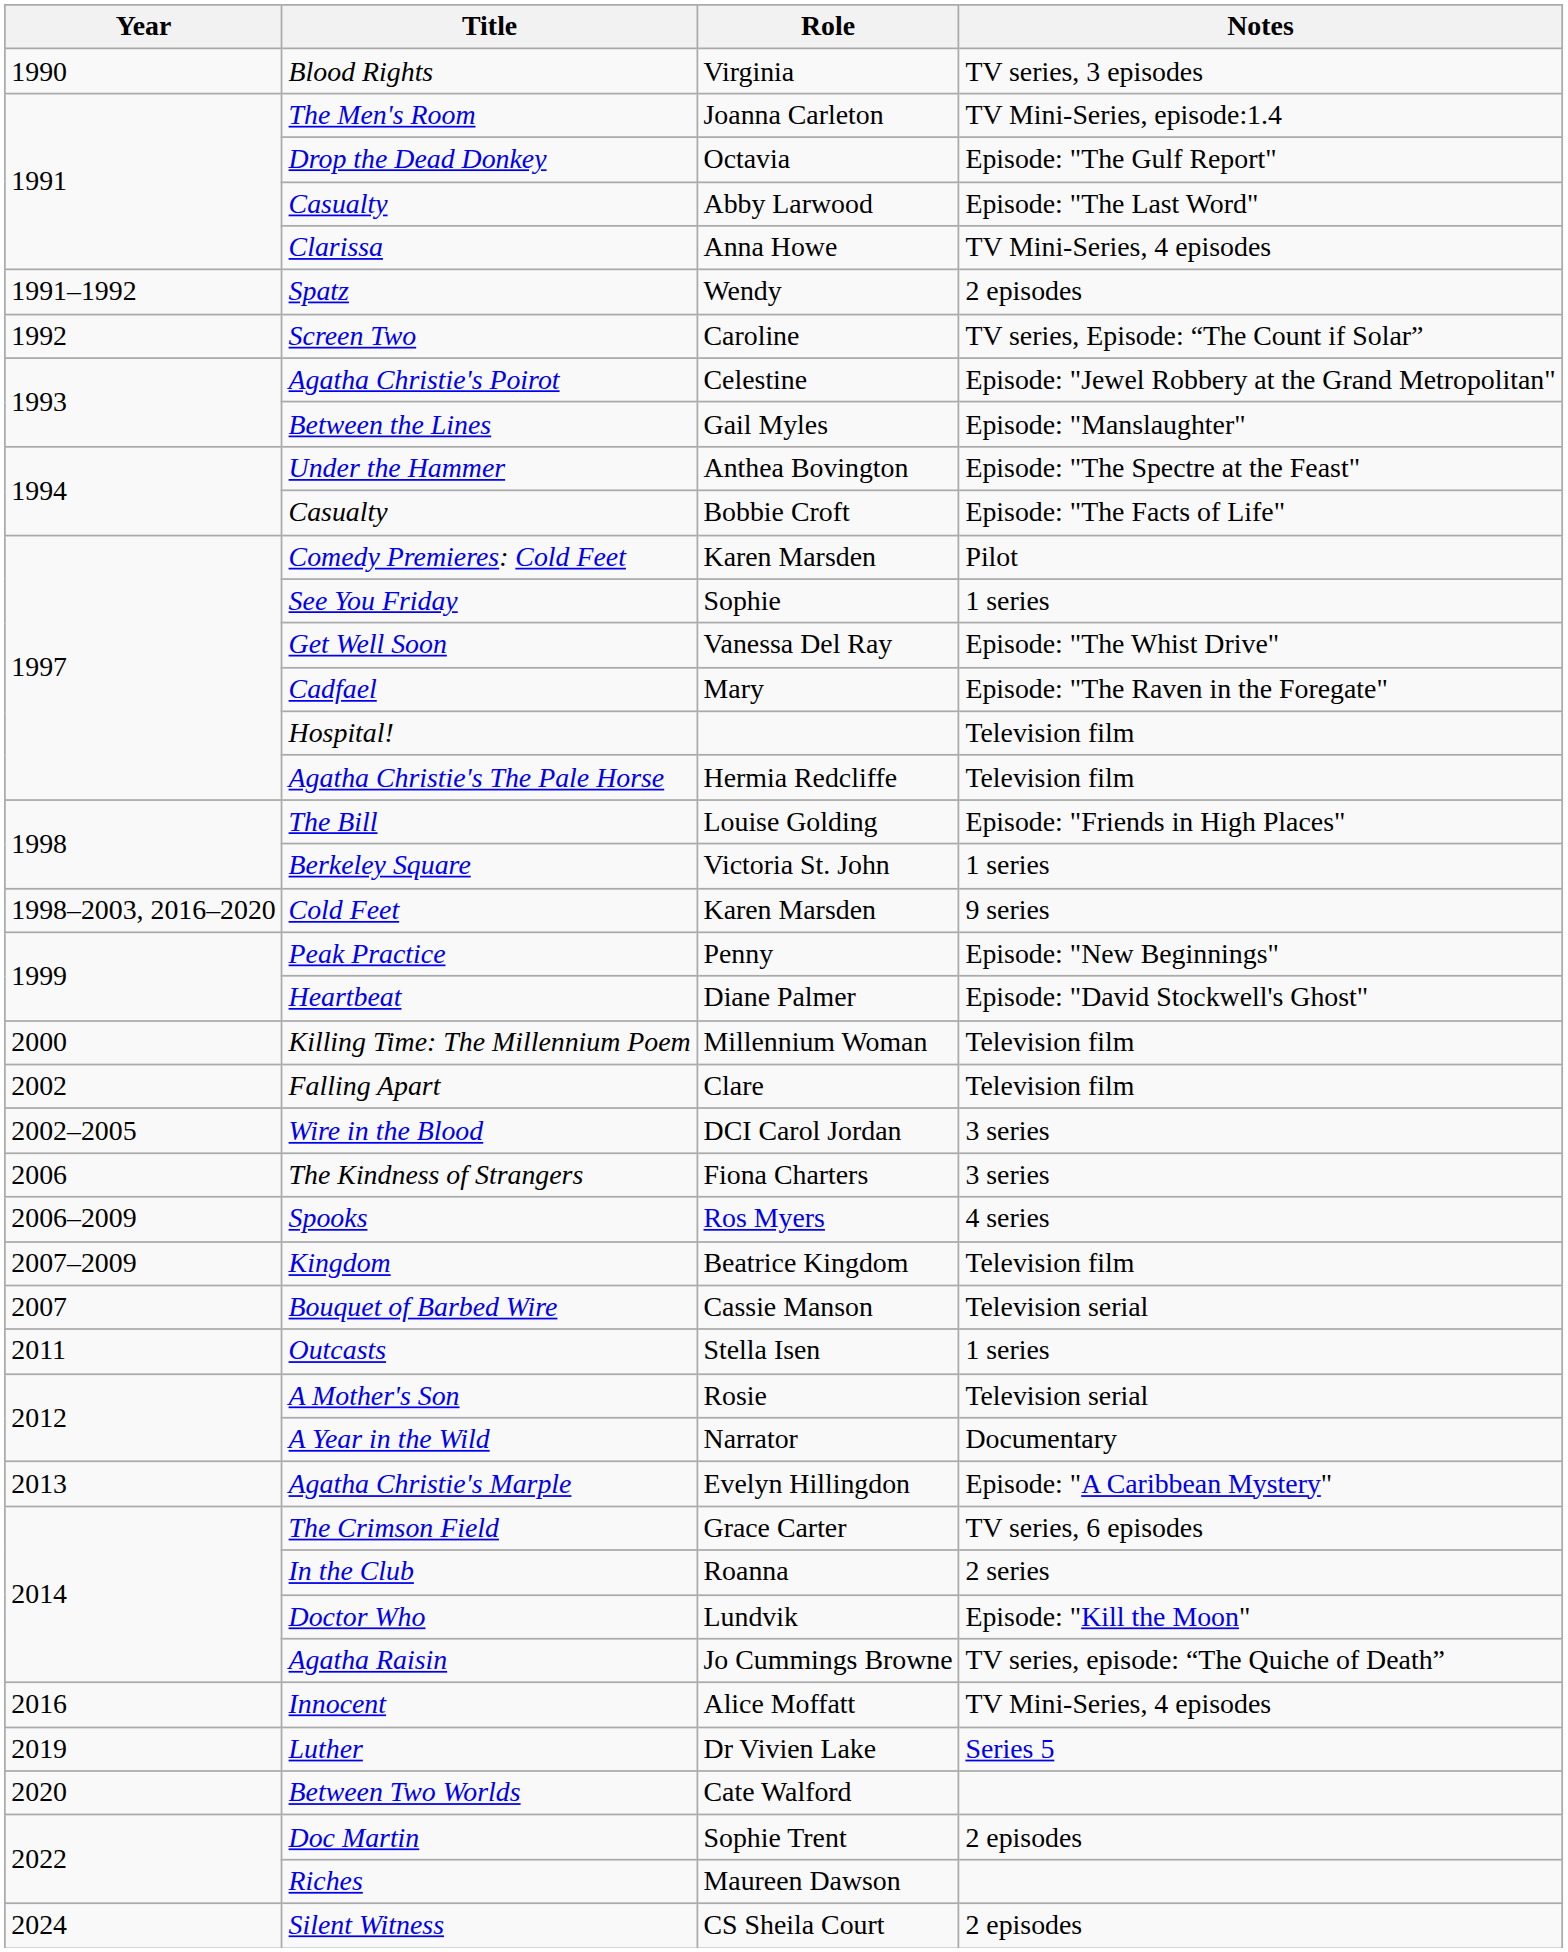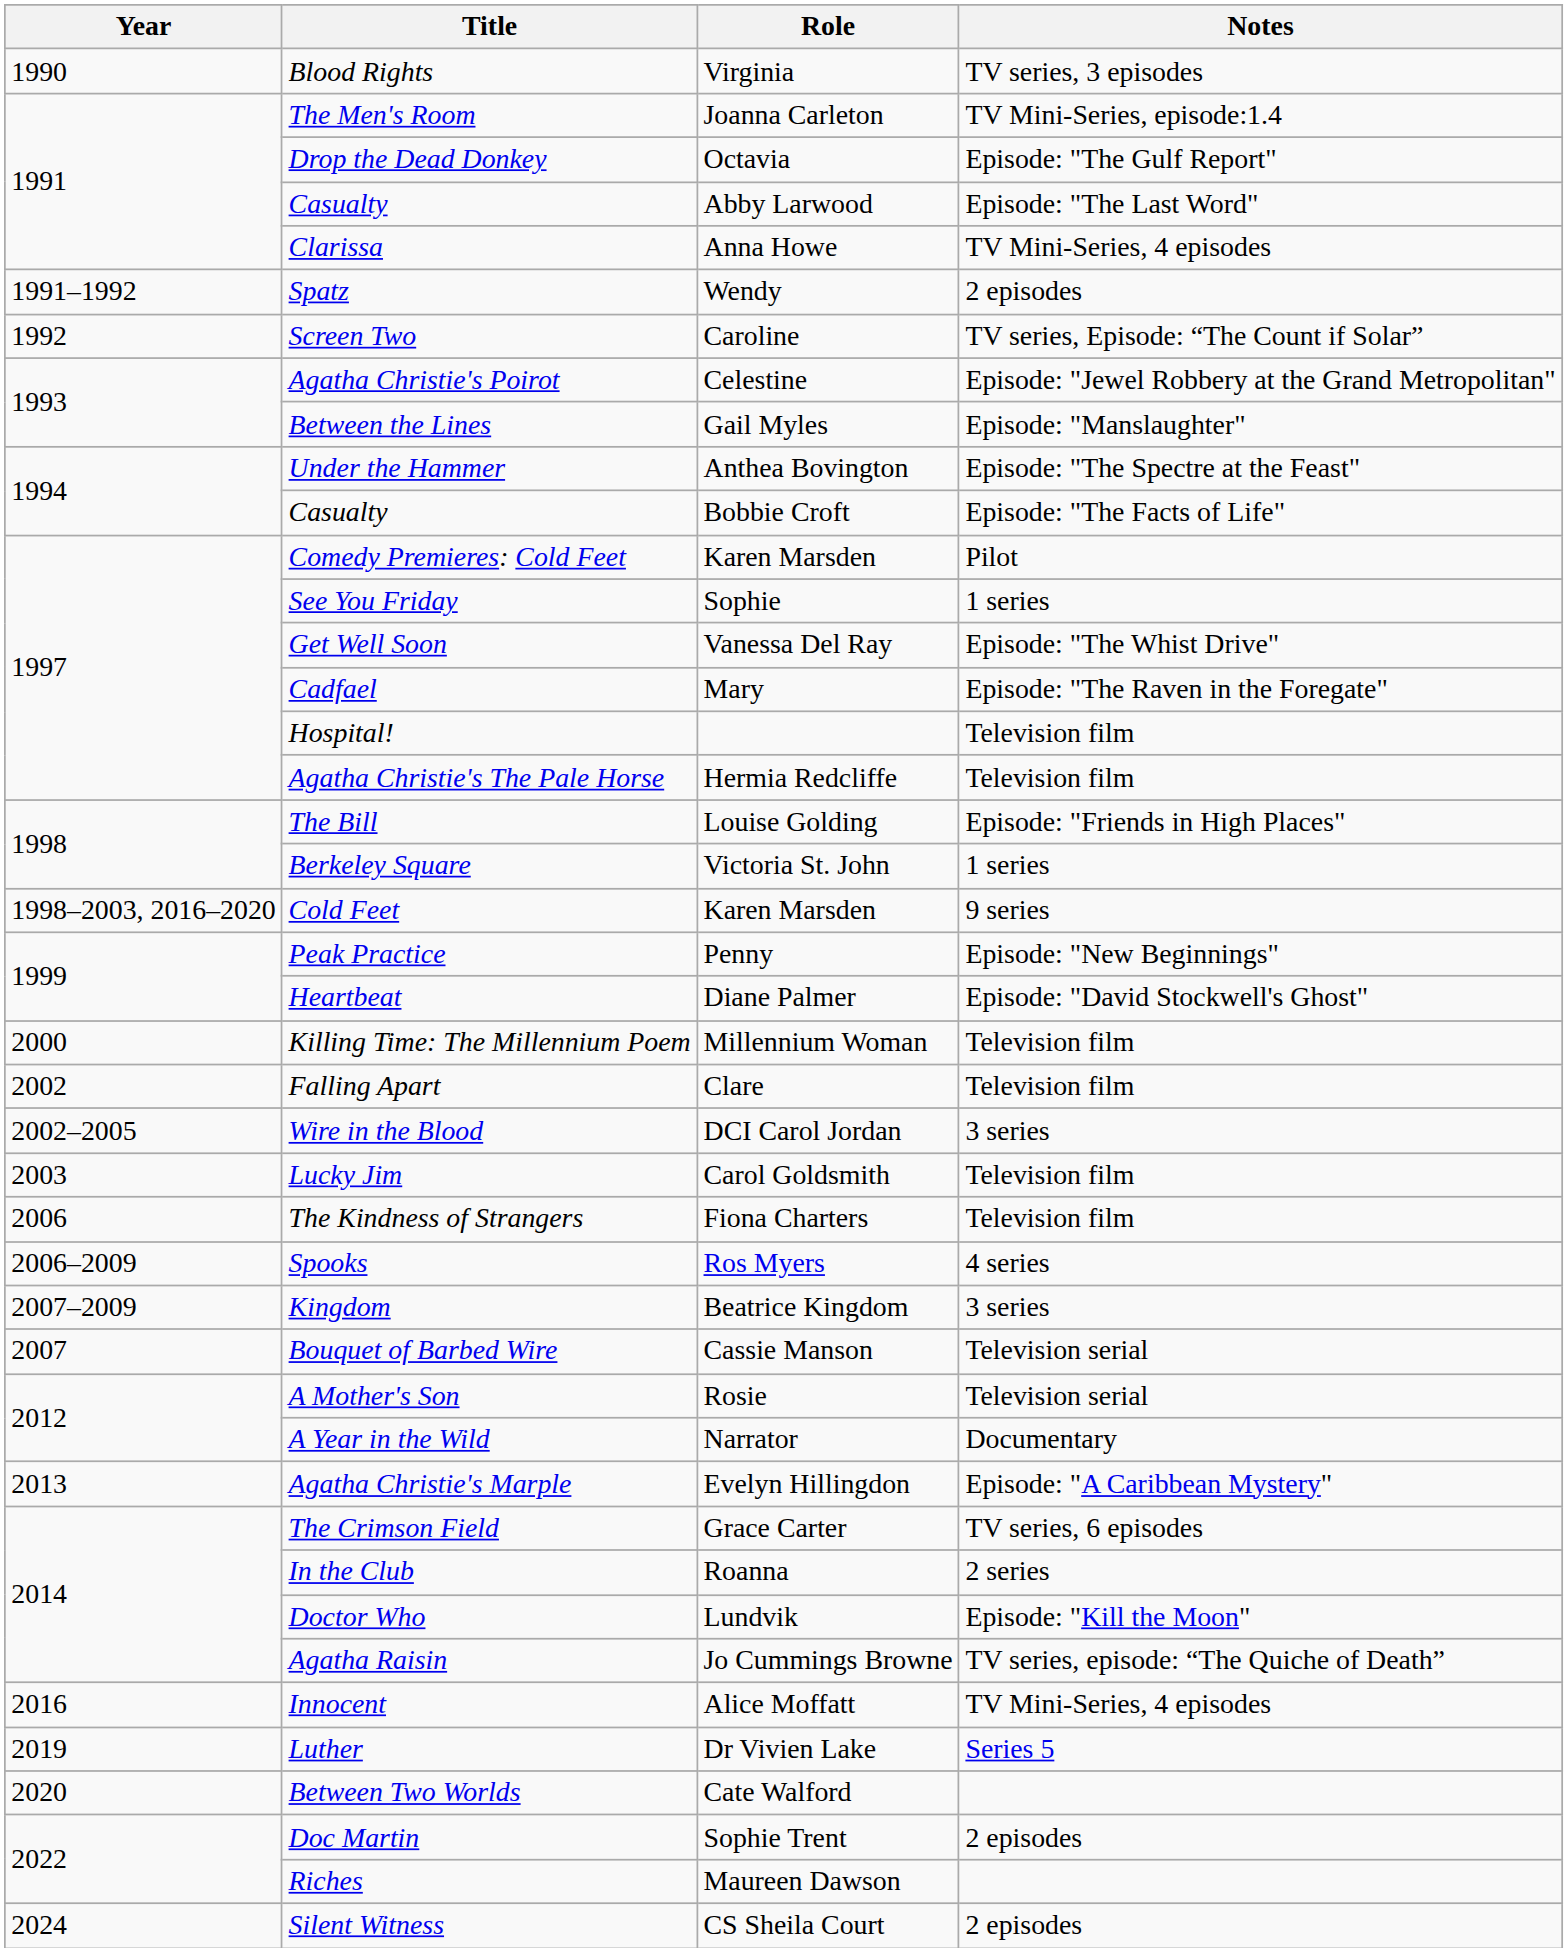+ row: (345, 1174)
(1008, 1174) 3 series -> (1050, 1218) Television film
(1050, 1262) Television film -> (1008, 1306) 3 series
- row: (337, 1351)
